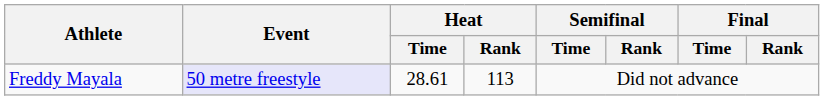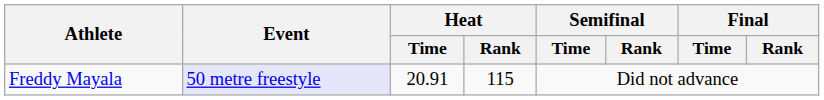(427, 79) 28.61 -> (427, 79) 20.91
(500, 79) 113 -> (500, 79) 115
